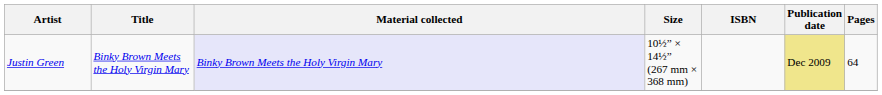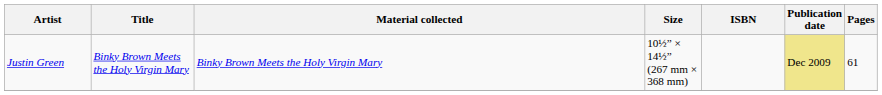(289, 62) lavender background -> (289, 62) no background
(853, 62) 64 -> (853, 62) 61
